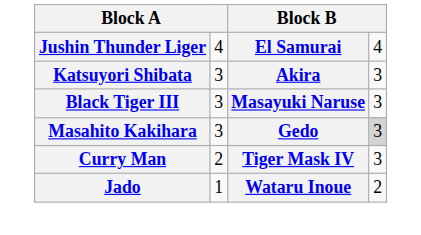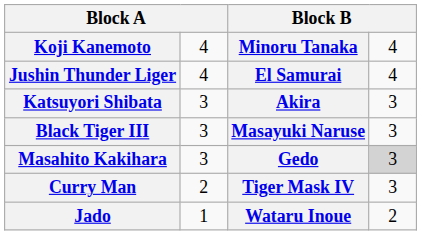+ row: (93, 46)
